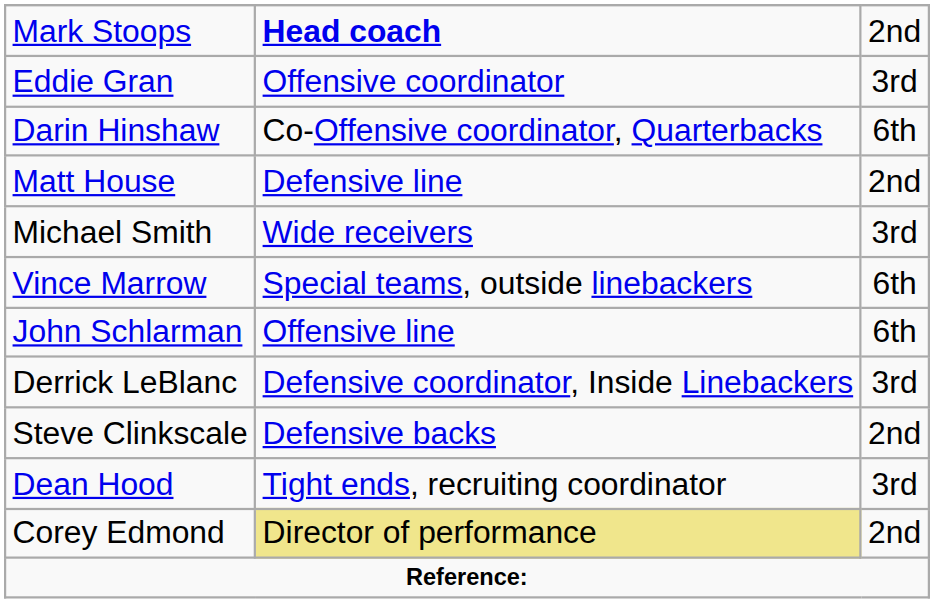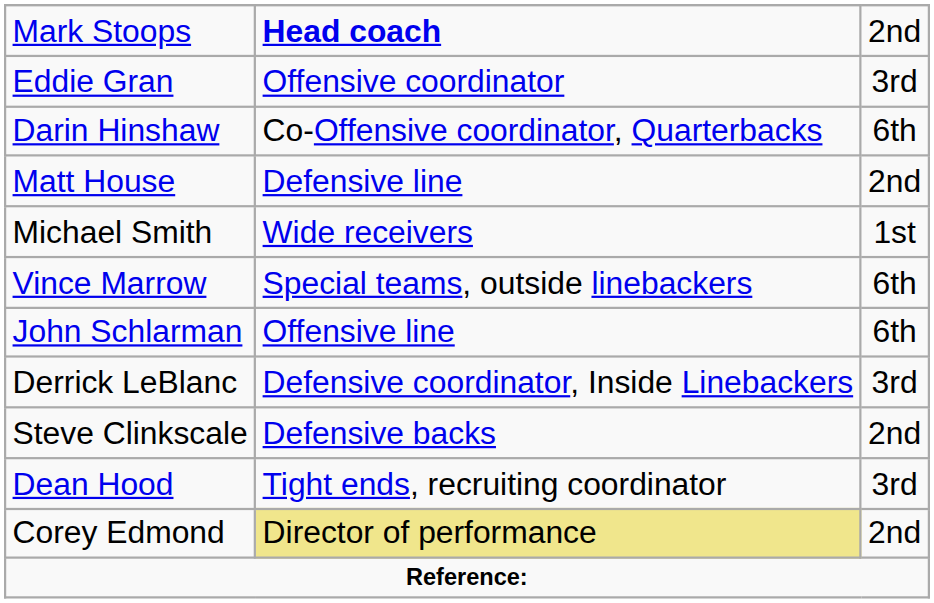(895, 232) 3rd -> (895, 232) 1st
